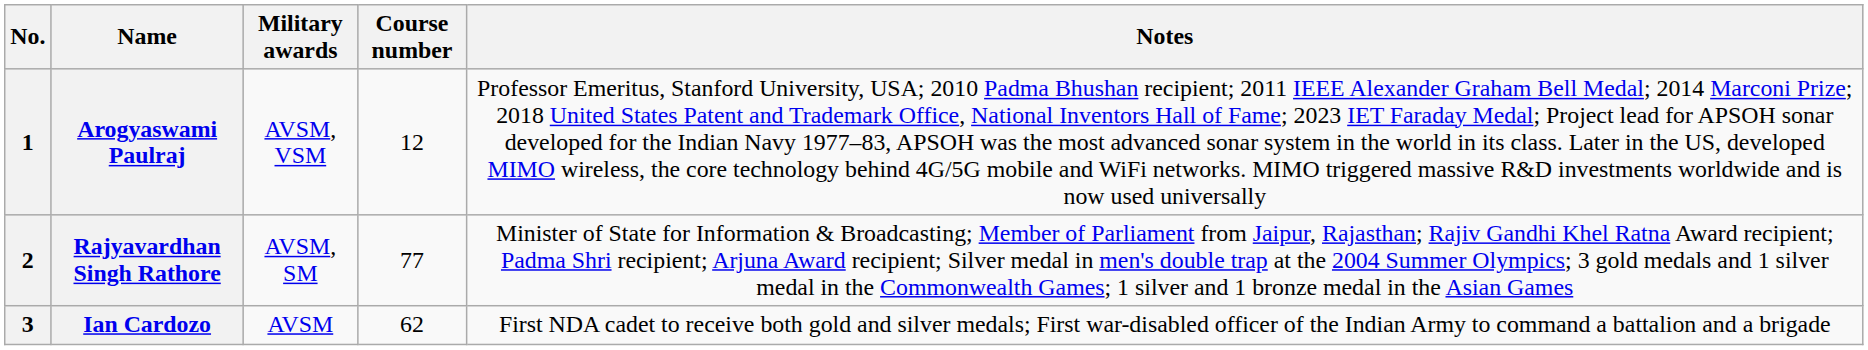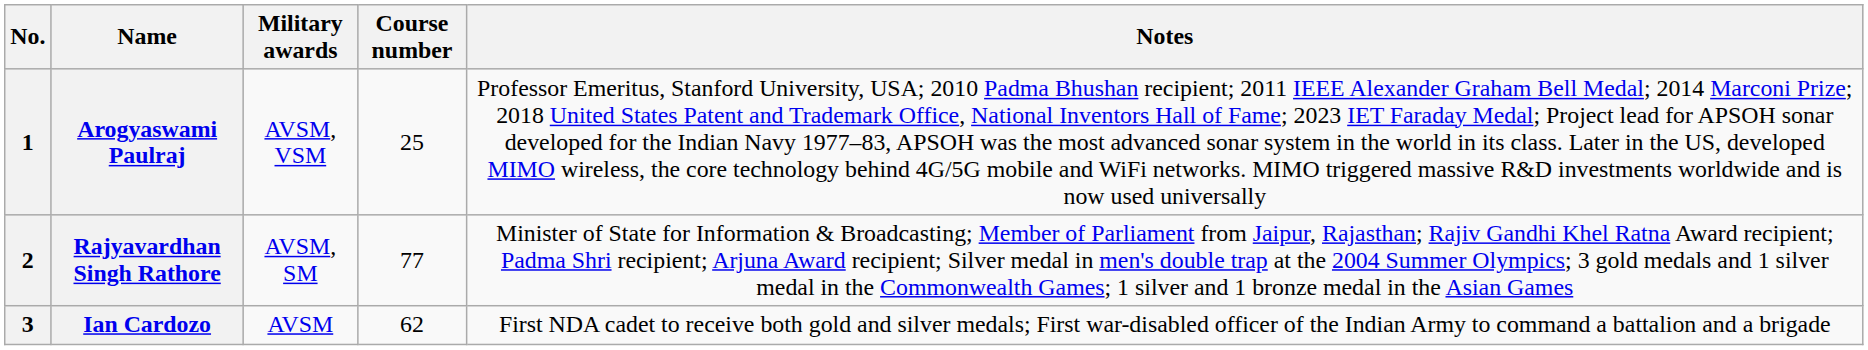(412, 141) 12 -> (412, 141) 25
